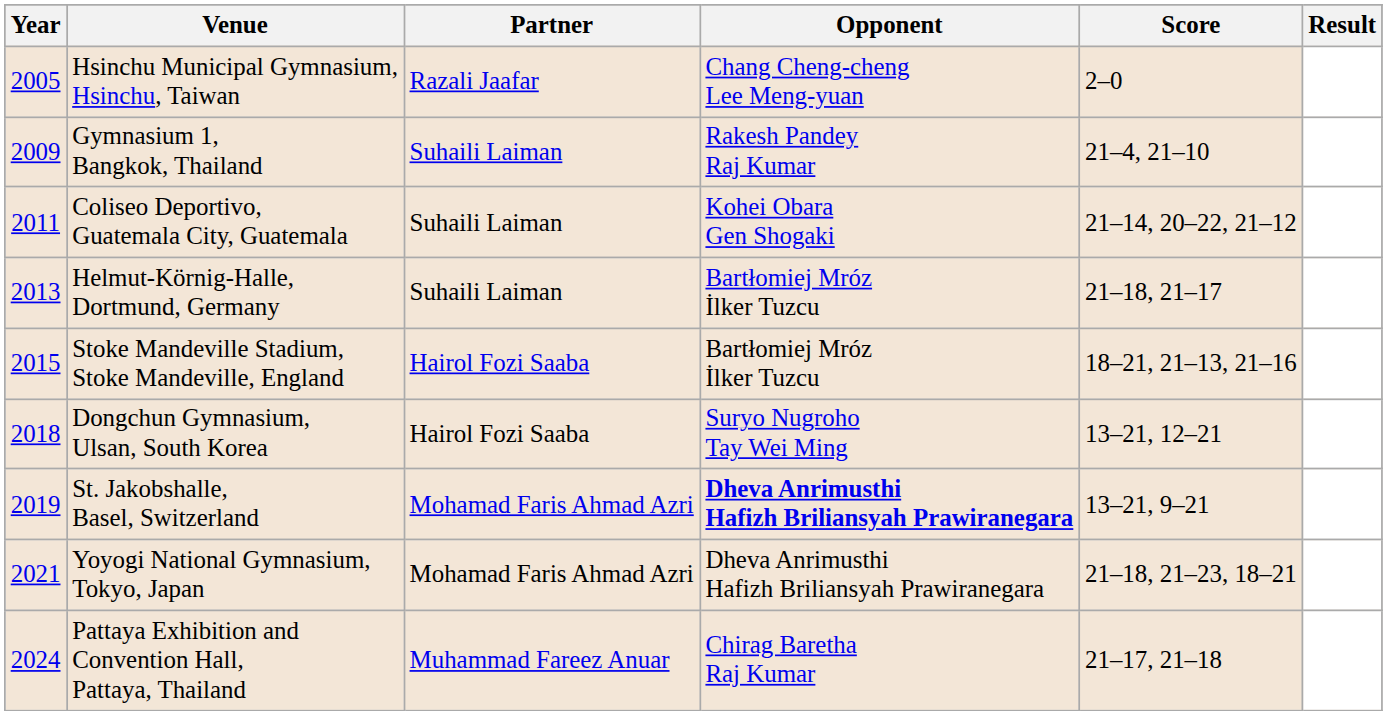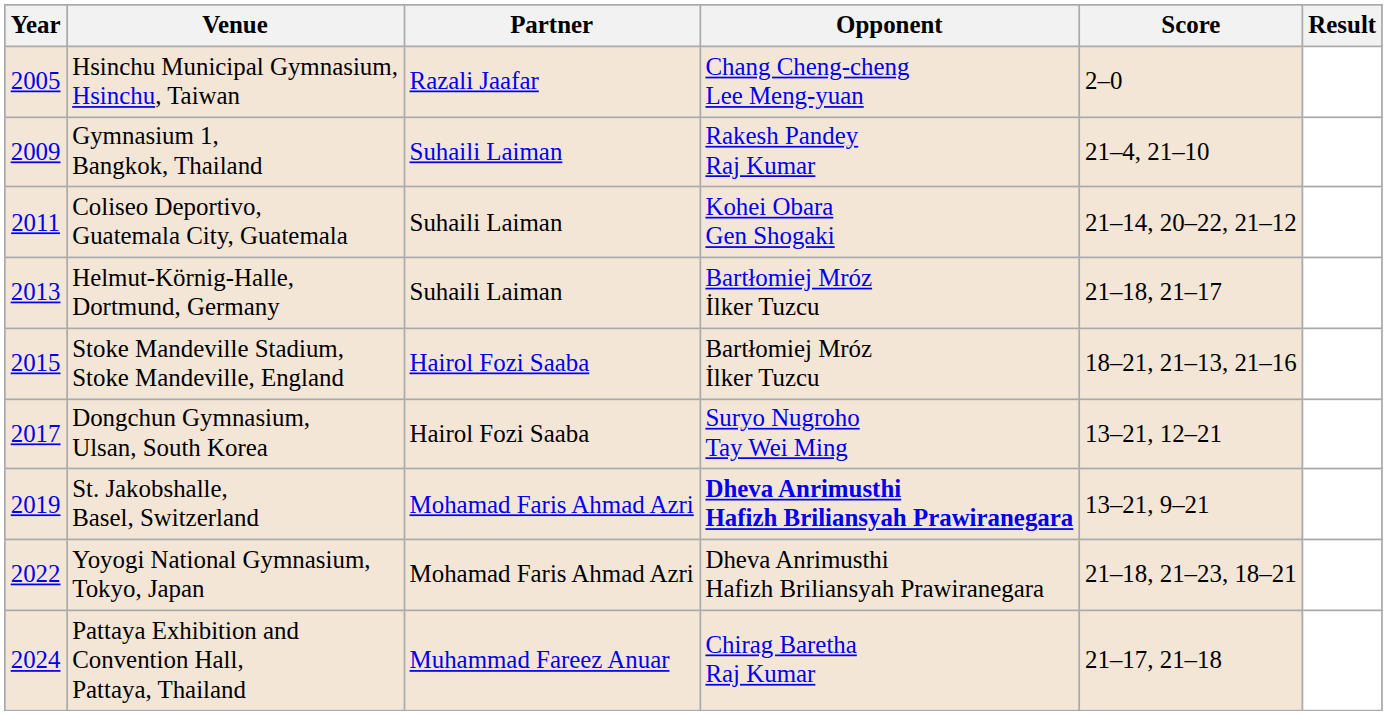(36, 433) 2018 -> (36, 433) 2017
(36, 574) 2021 -> (36, 574) 2022
